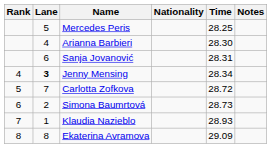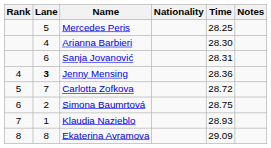(220, 74) 28.34 -> (220, 74) 28.36
(220, 105) 28.73 -> (220, 105) 28.75
